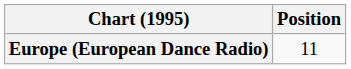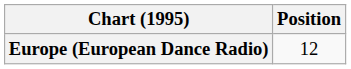(309, 48) 11 -> (309, 48) 12
